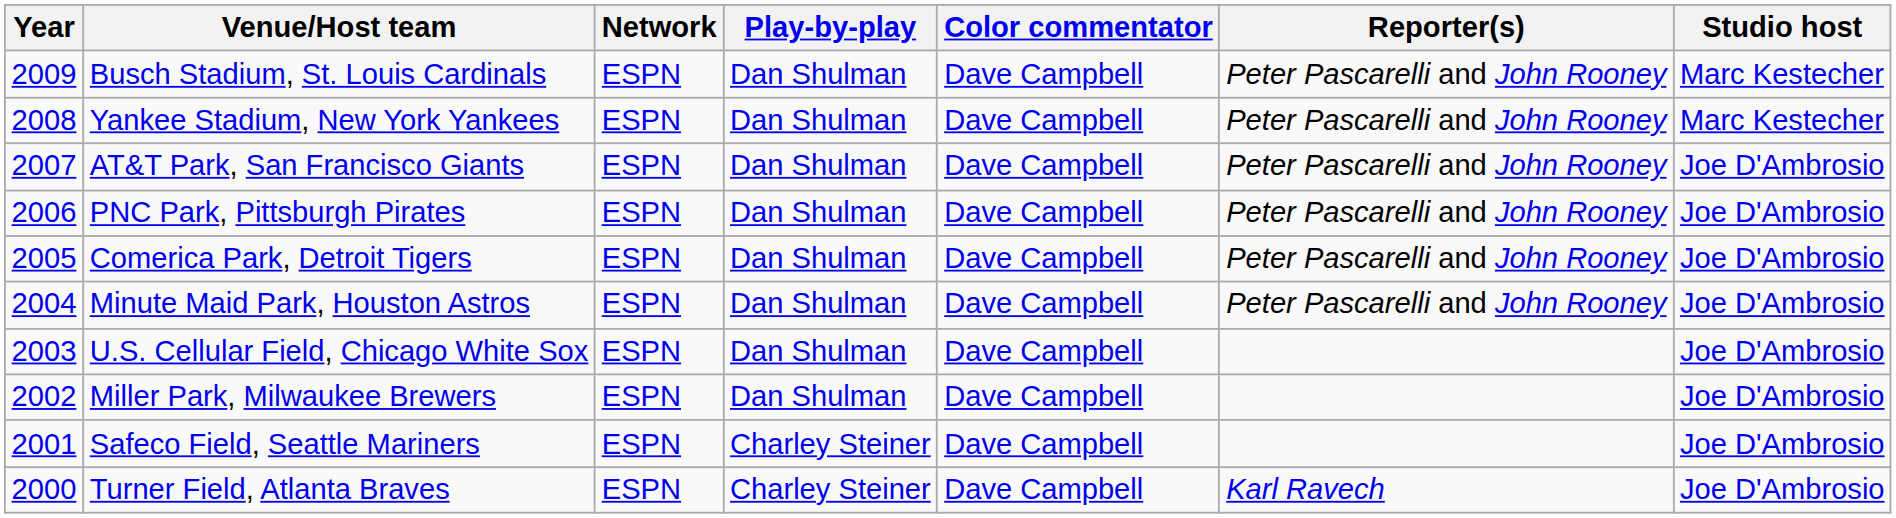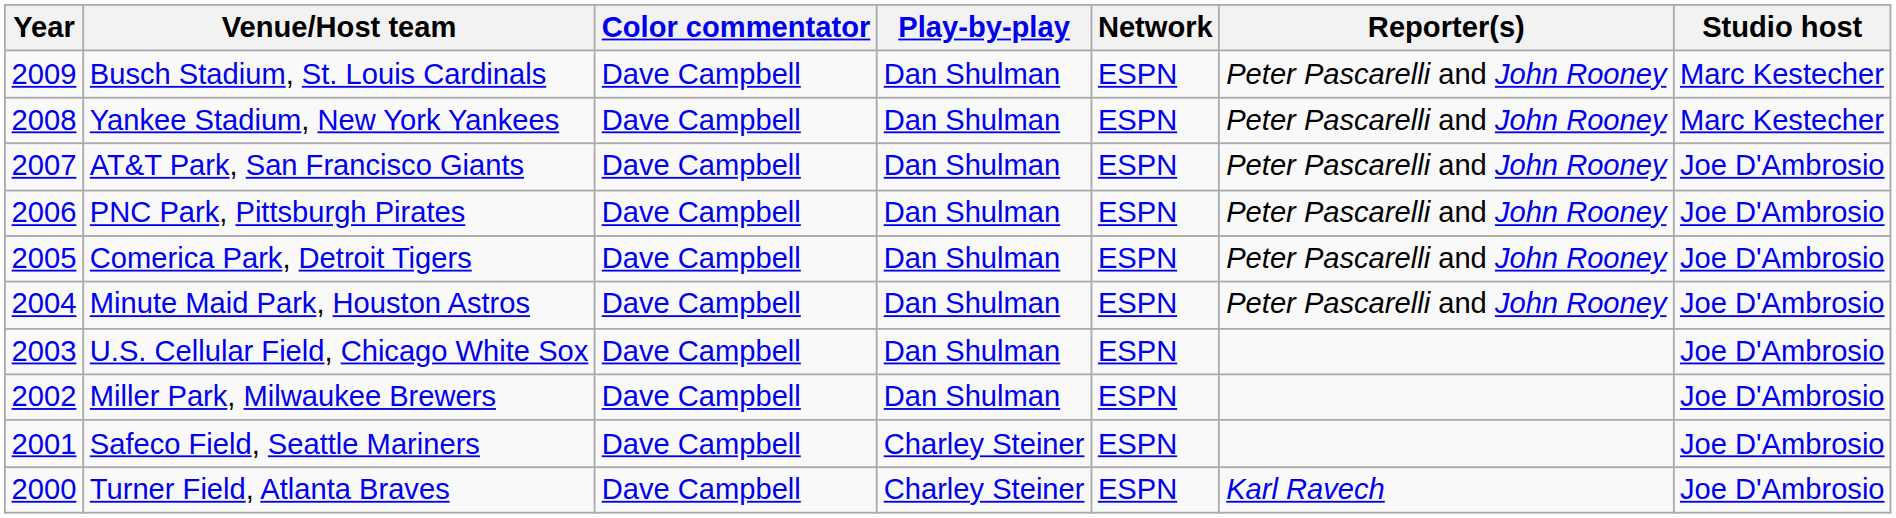columns swapped: (659, 27) <-> (1078, 27)
